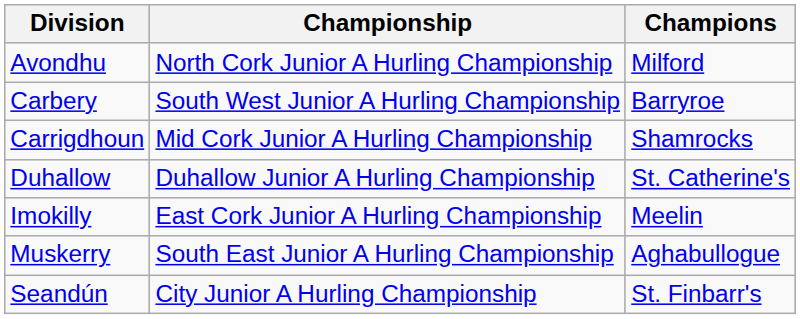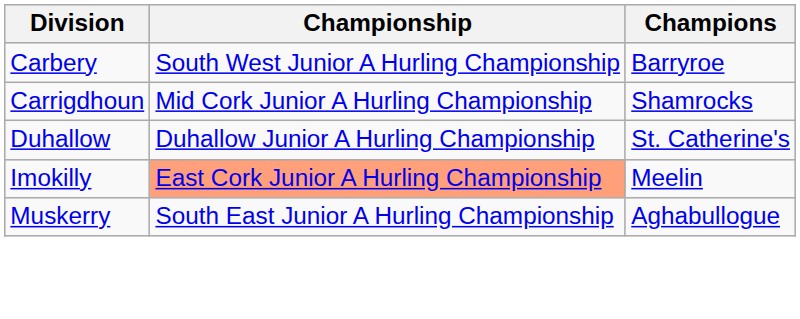- row: (58, 62)
(378, 216) no background -> (378, 178) lightsalmon background
- row: (59, 293)
